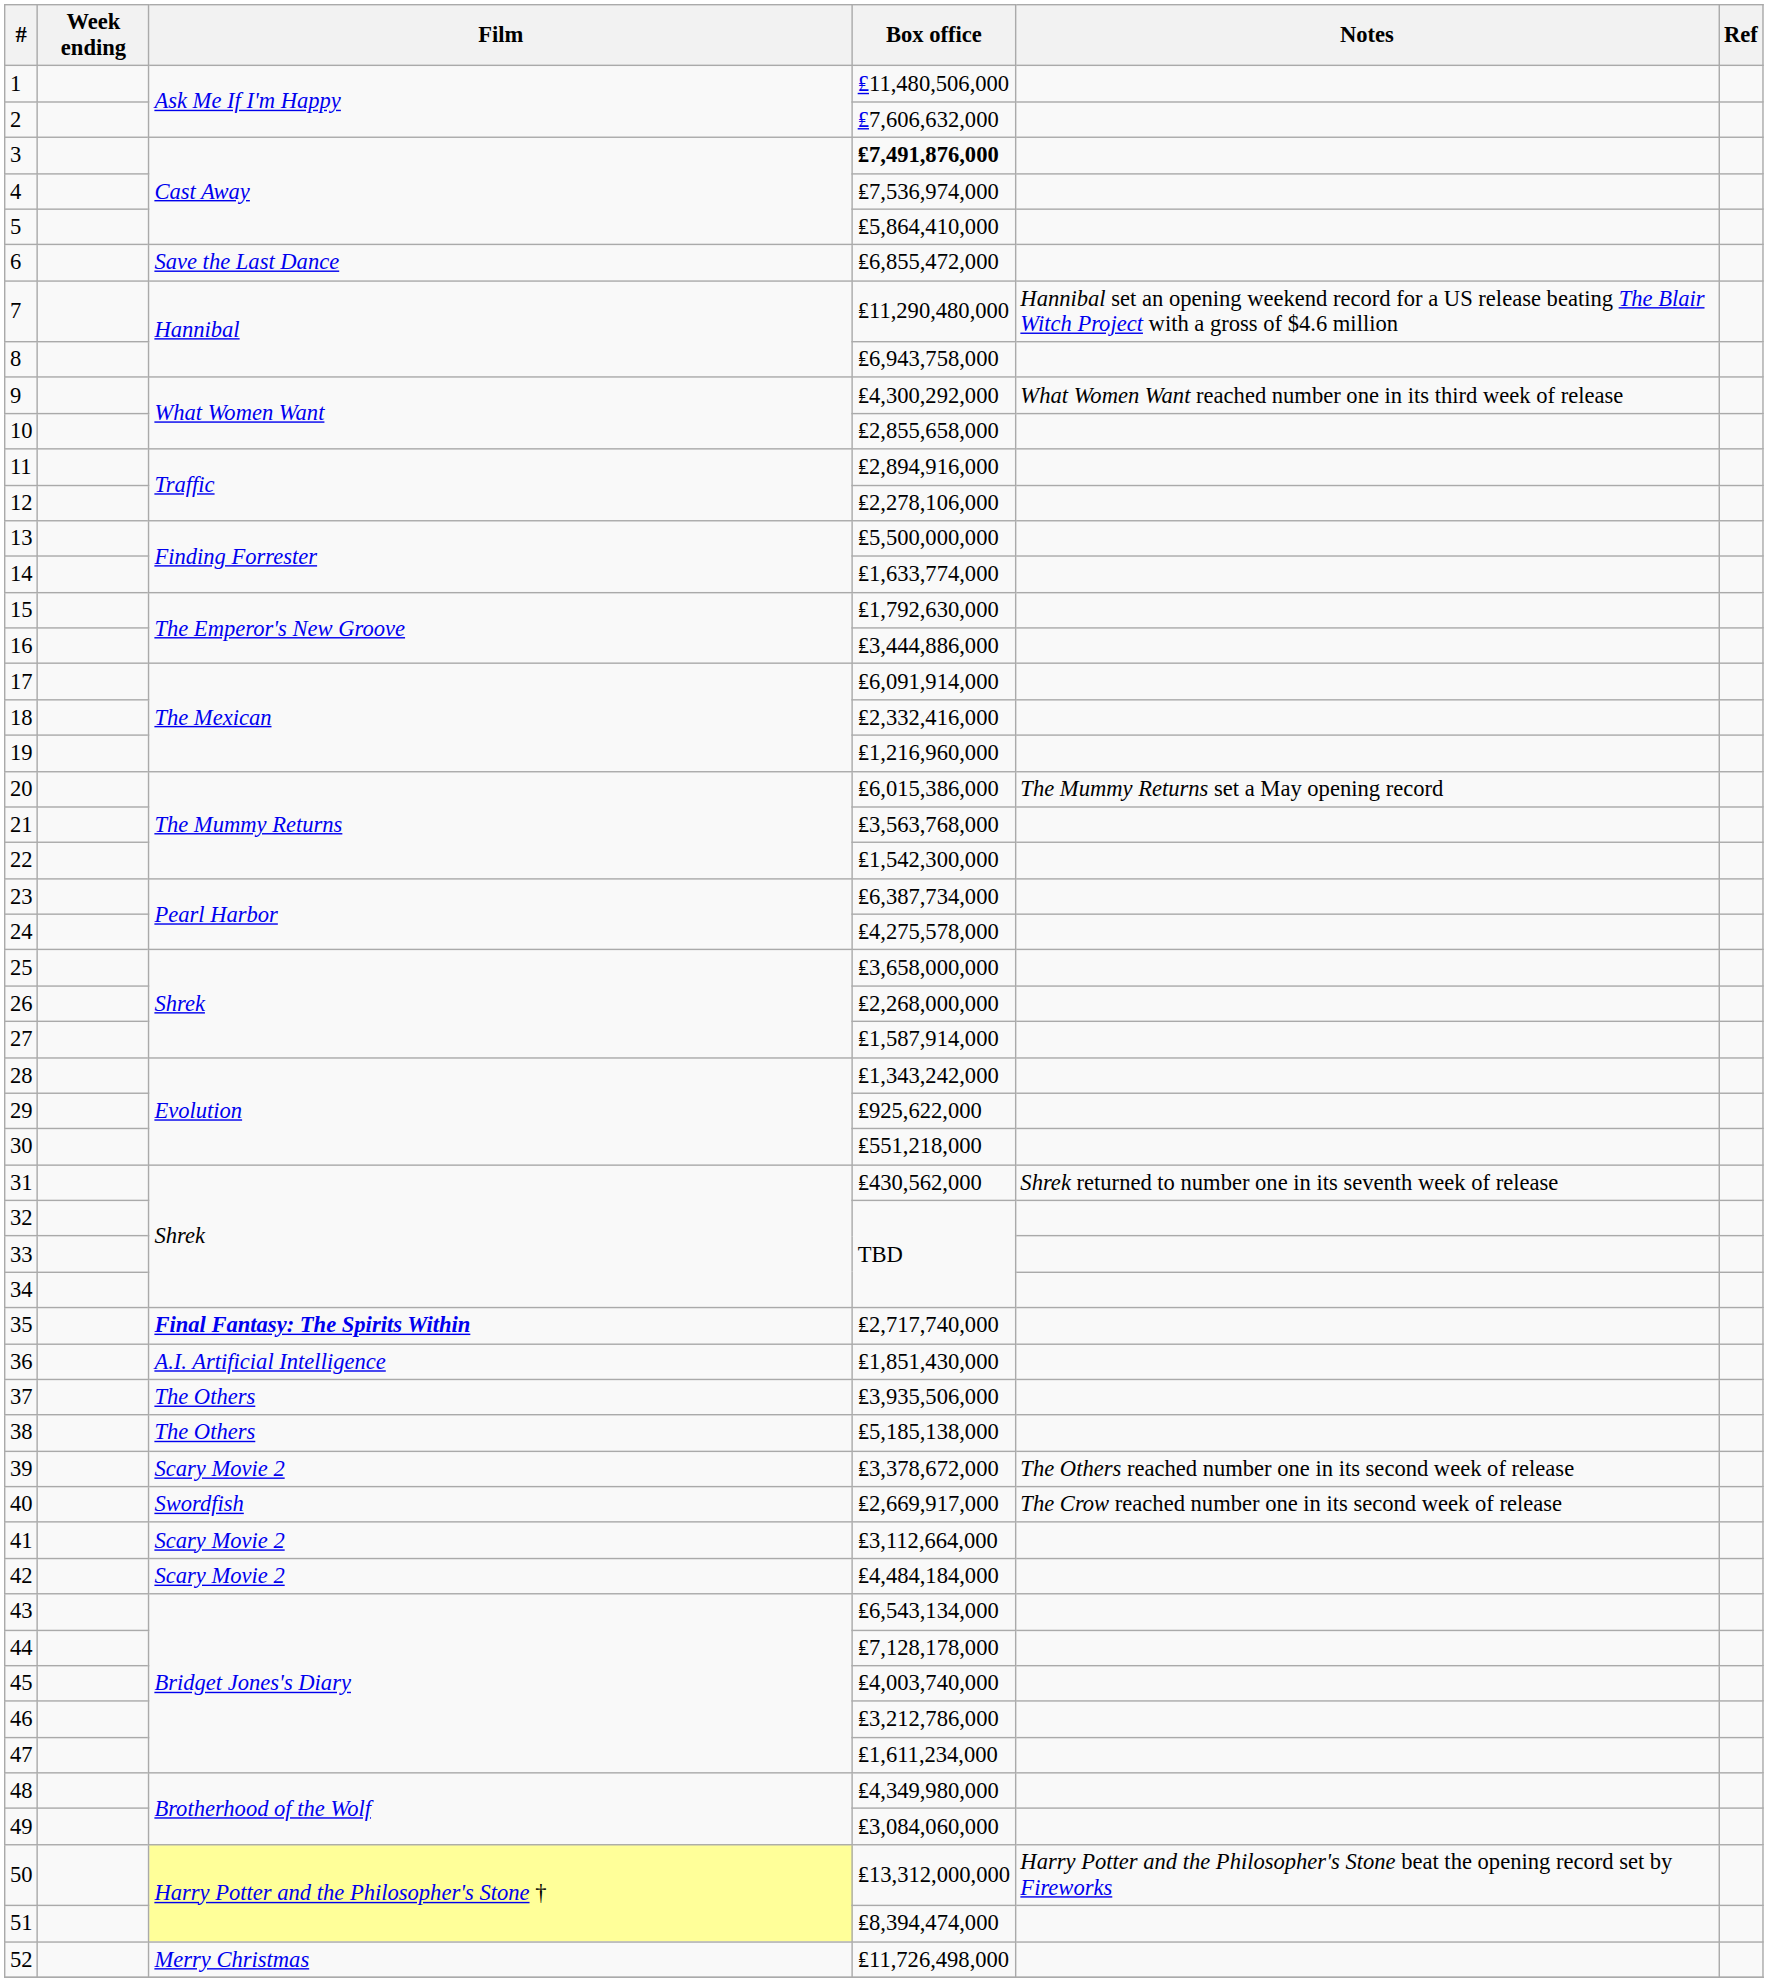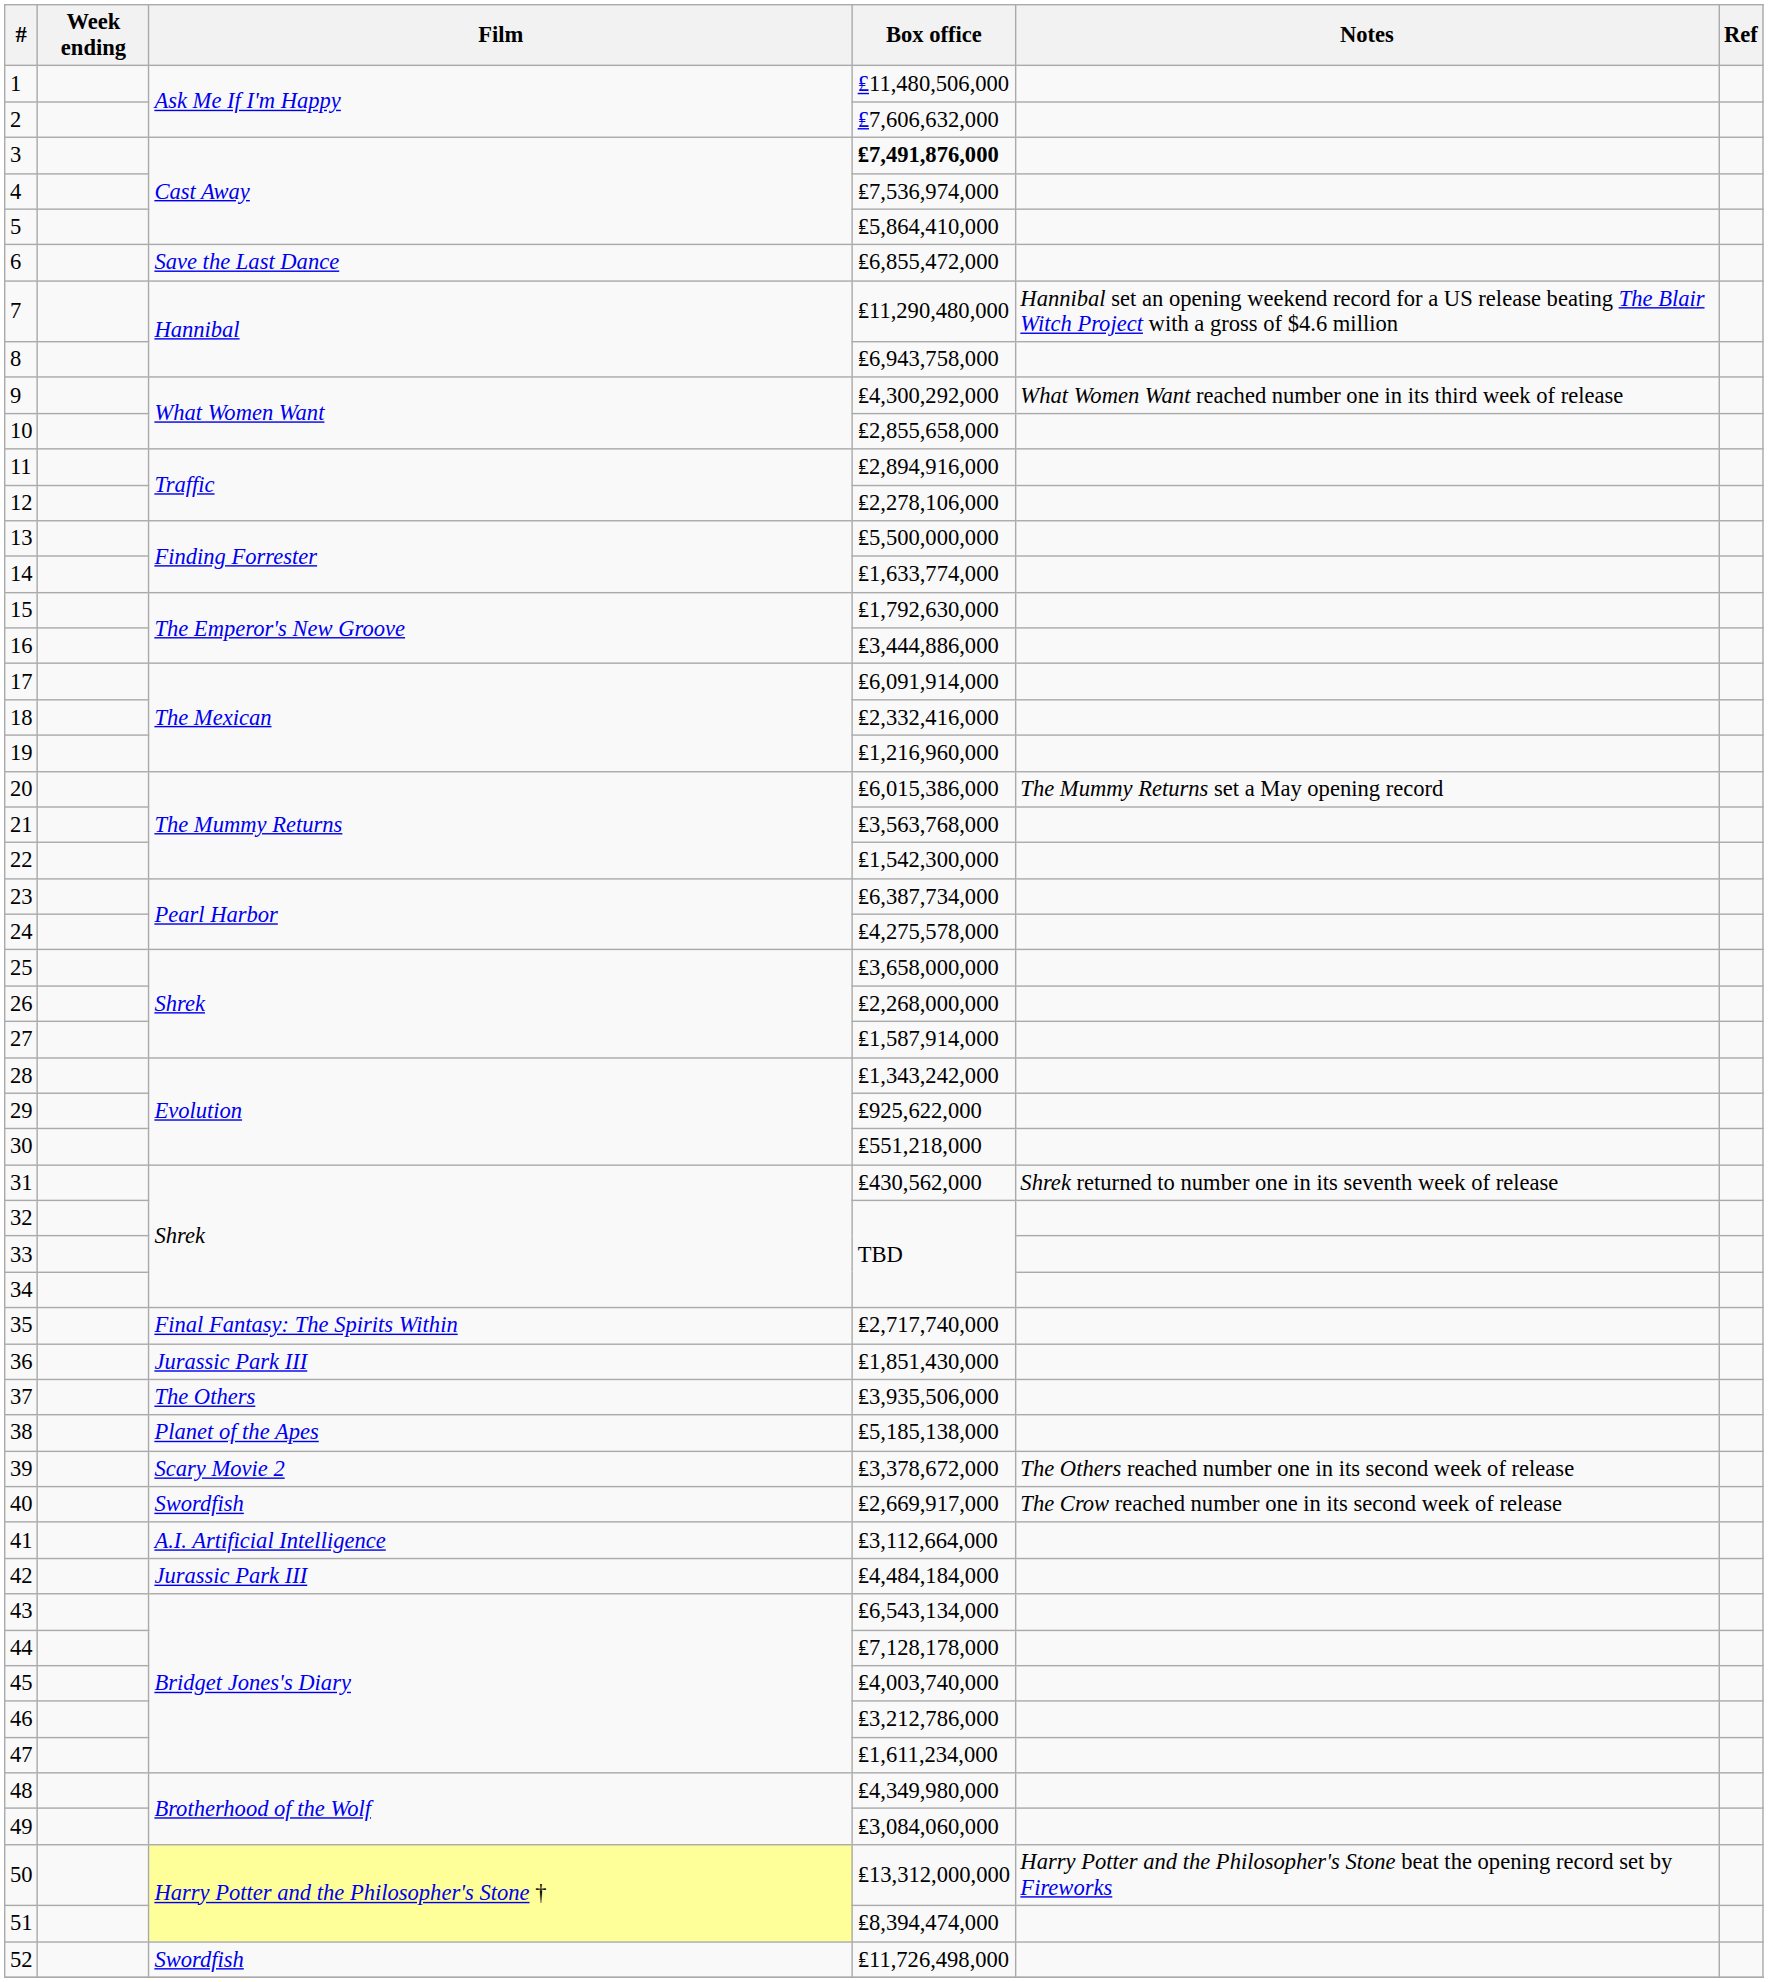(312, 1325) bold -> (306, 1325) normal
(270, 1361) A.I. Artificial Intelligence -> (231, 1361) Jurassic Park III
(205, 1432) The Others -> (237, 1432) Planet of the Apes
(220, 1540) Scary Movie 2 -> (270, 1540) A.I. Artificial Intelligence
(220, 1575) Scary Movie 2 -> (231, 1575) Jurassic Park III
(232, 1959) Merry Christmas -> (199, 1959) Swordfish
